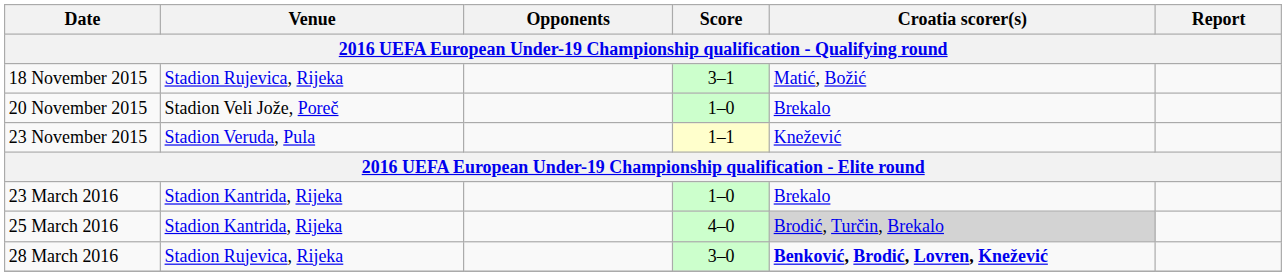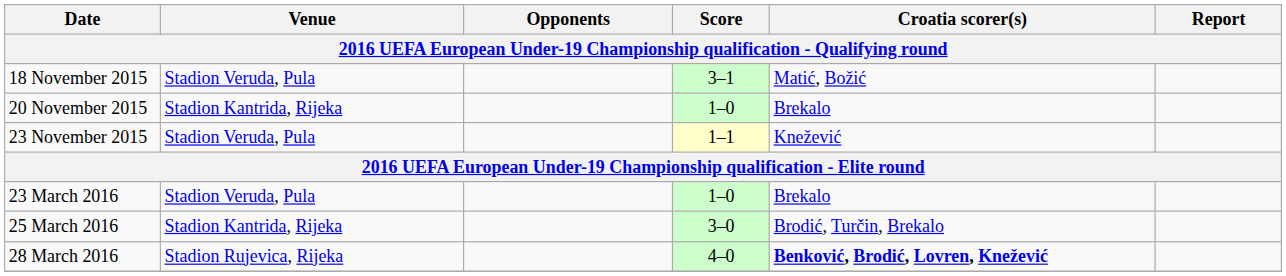(254, 78) Stadion Rujevica, Rijeka -> (240, 78) Stadion Veruda, Pula
(252, 108) Stadion Veli Jože, Poreč -> (253, 108) Stadion Kantrida, Rijeka
(253, 196) Stadion Kantrida, Rijeka -> (240, 196) Stadion Veruda, Pula
(721, 226) 4–0 -> (721, 226) 3–0
(859, 226) lightgrey background -> (859, 226) no background
(721, 256) 3–0 -> (721, 256) 4–0
